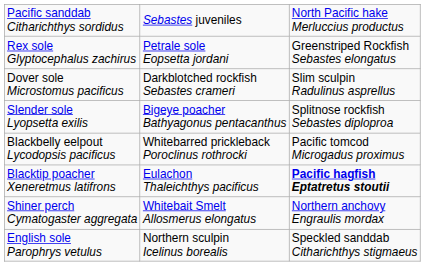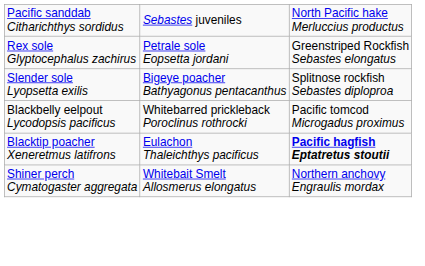- row: (65, 84)
- row: (54, 245)
